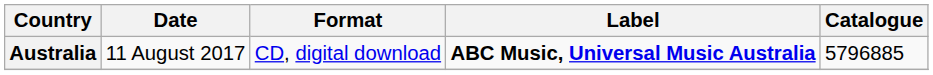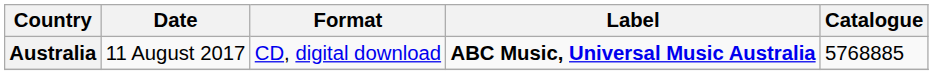(865, 52) 5796885 -> (865, 52) 5768885
